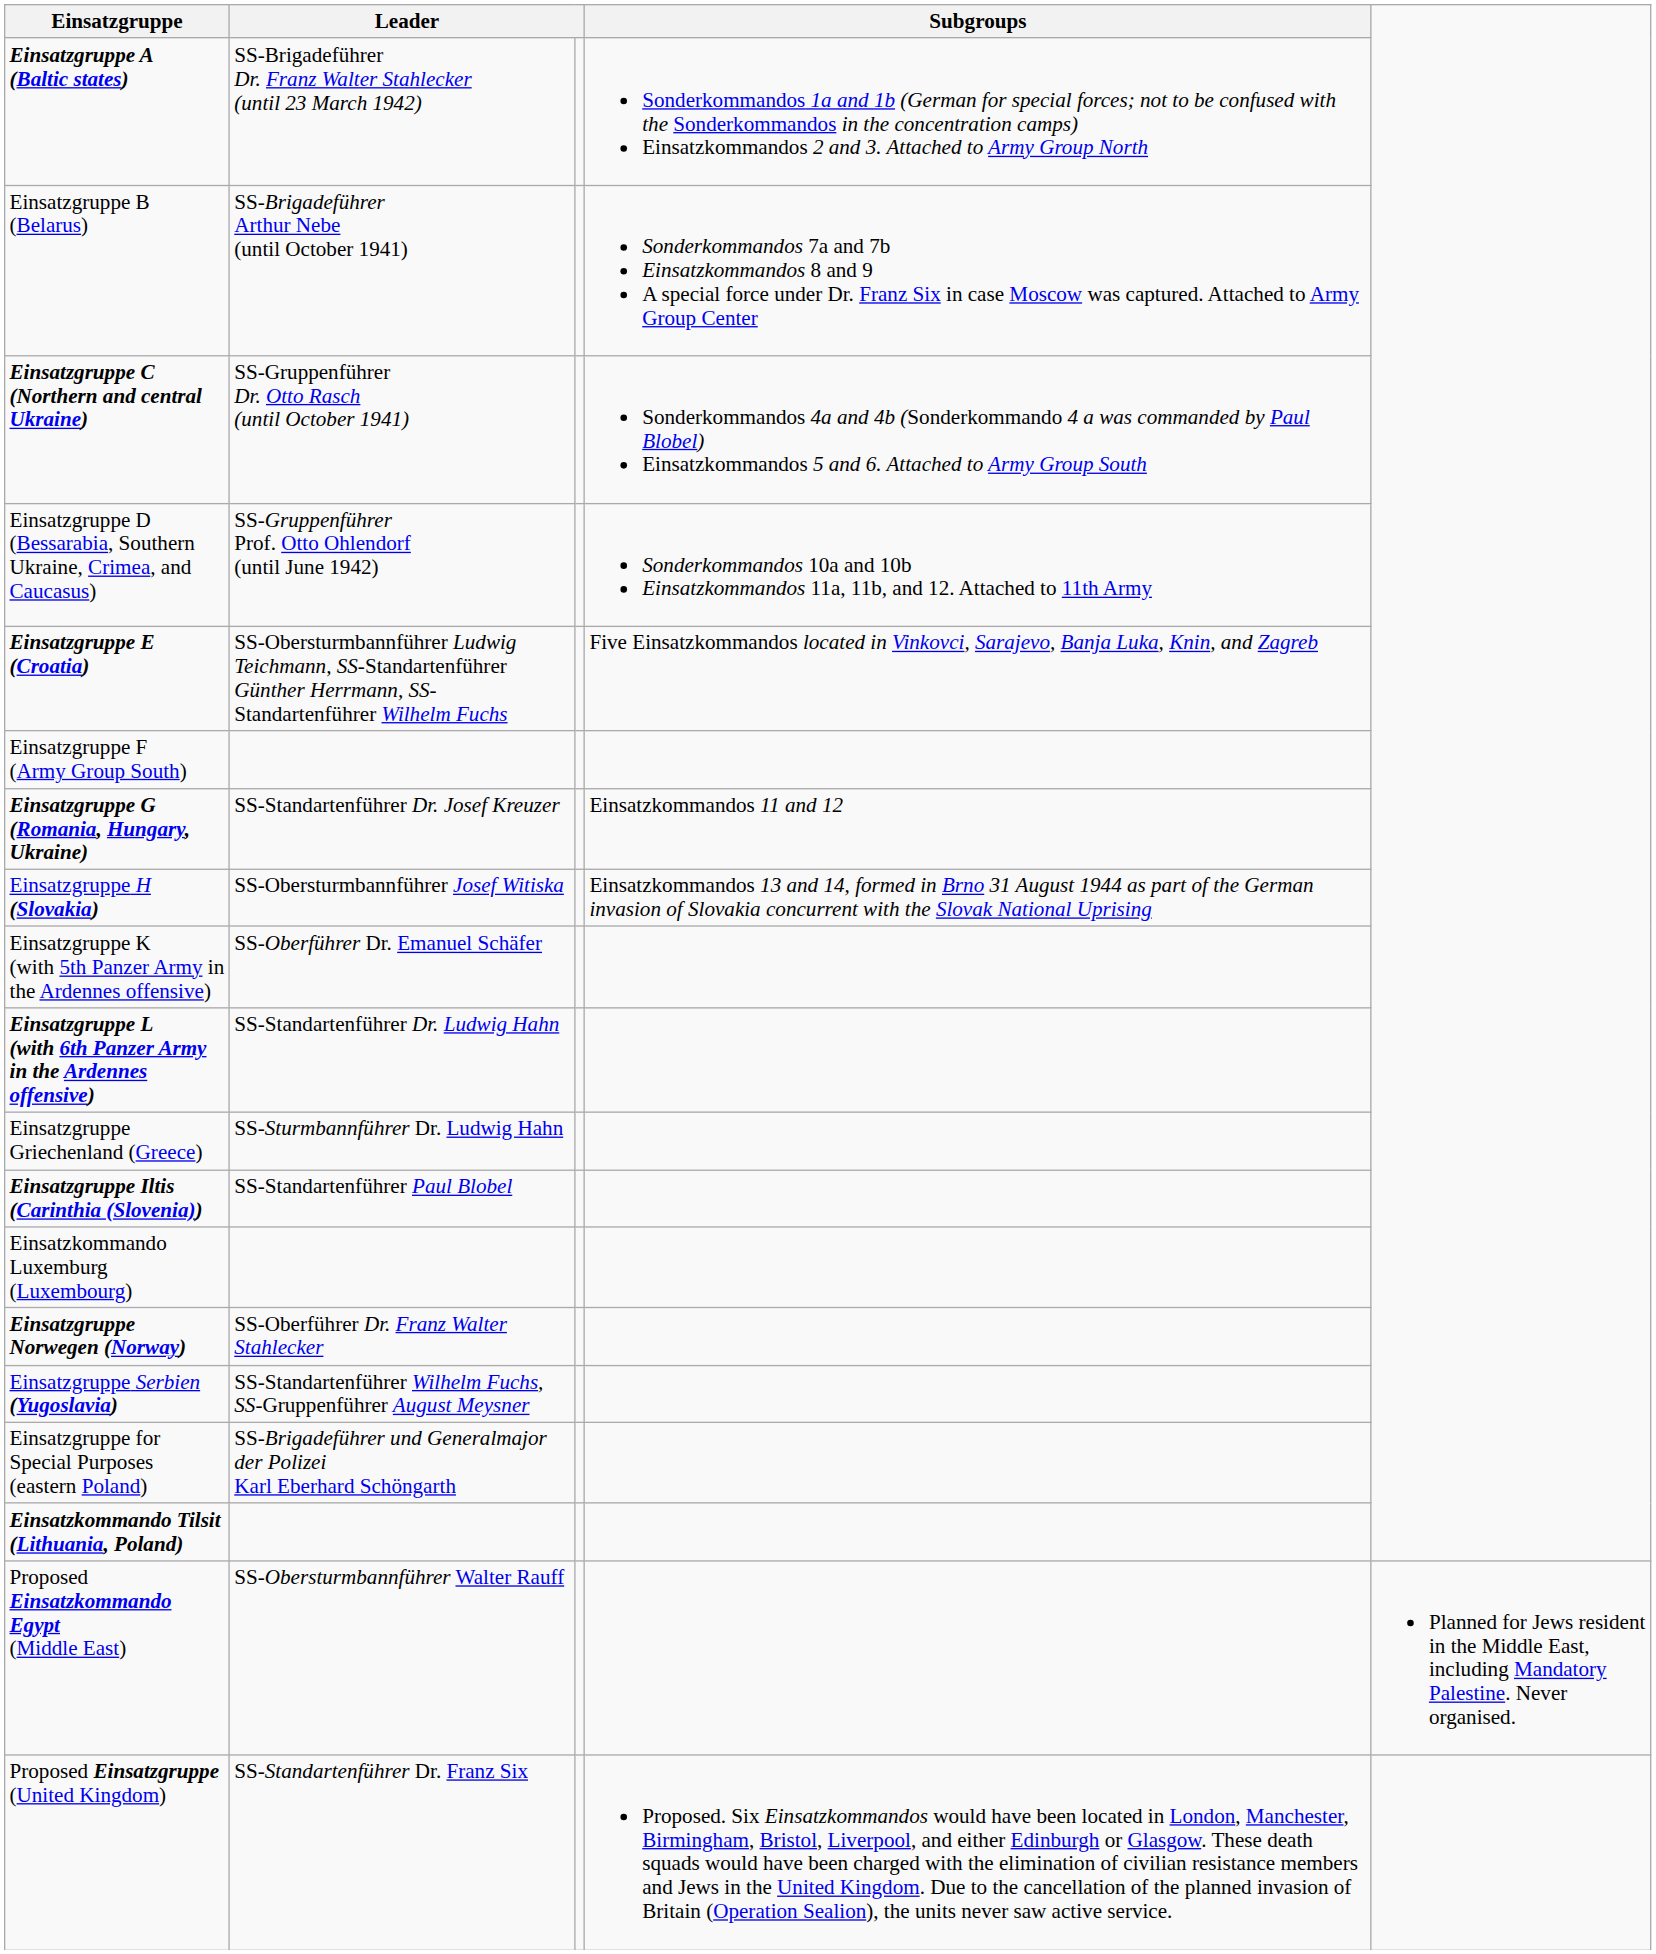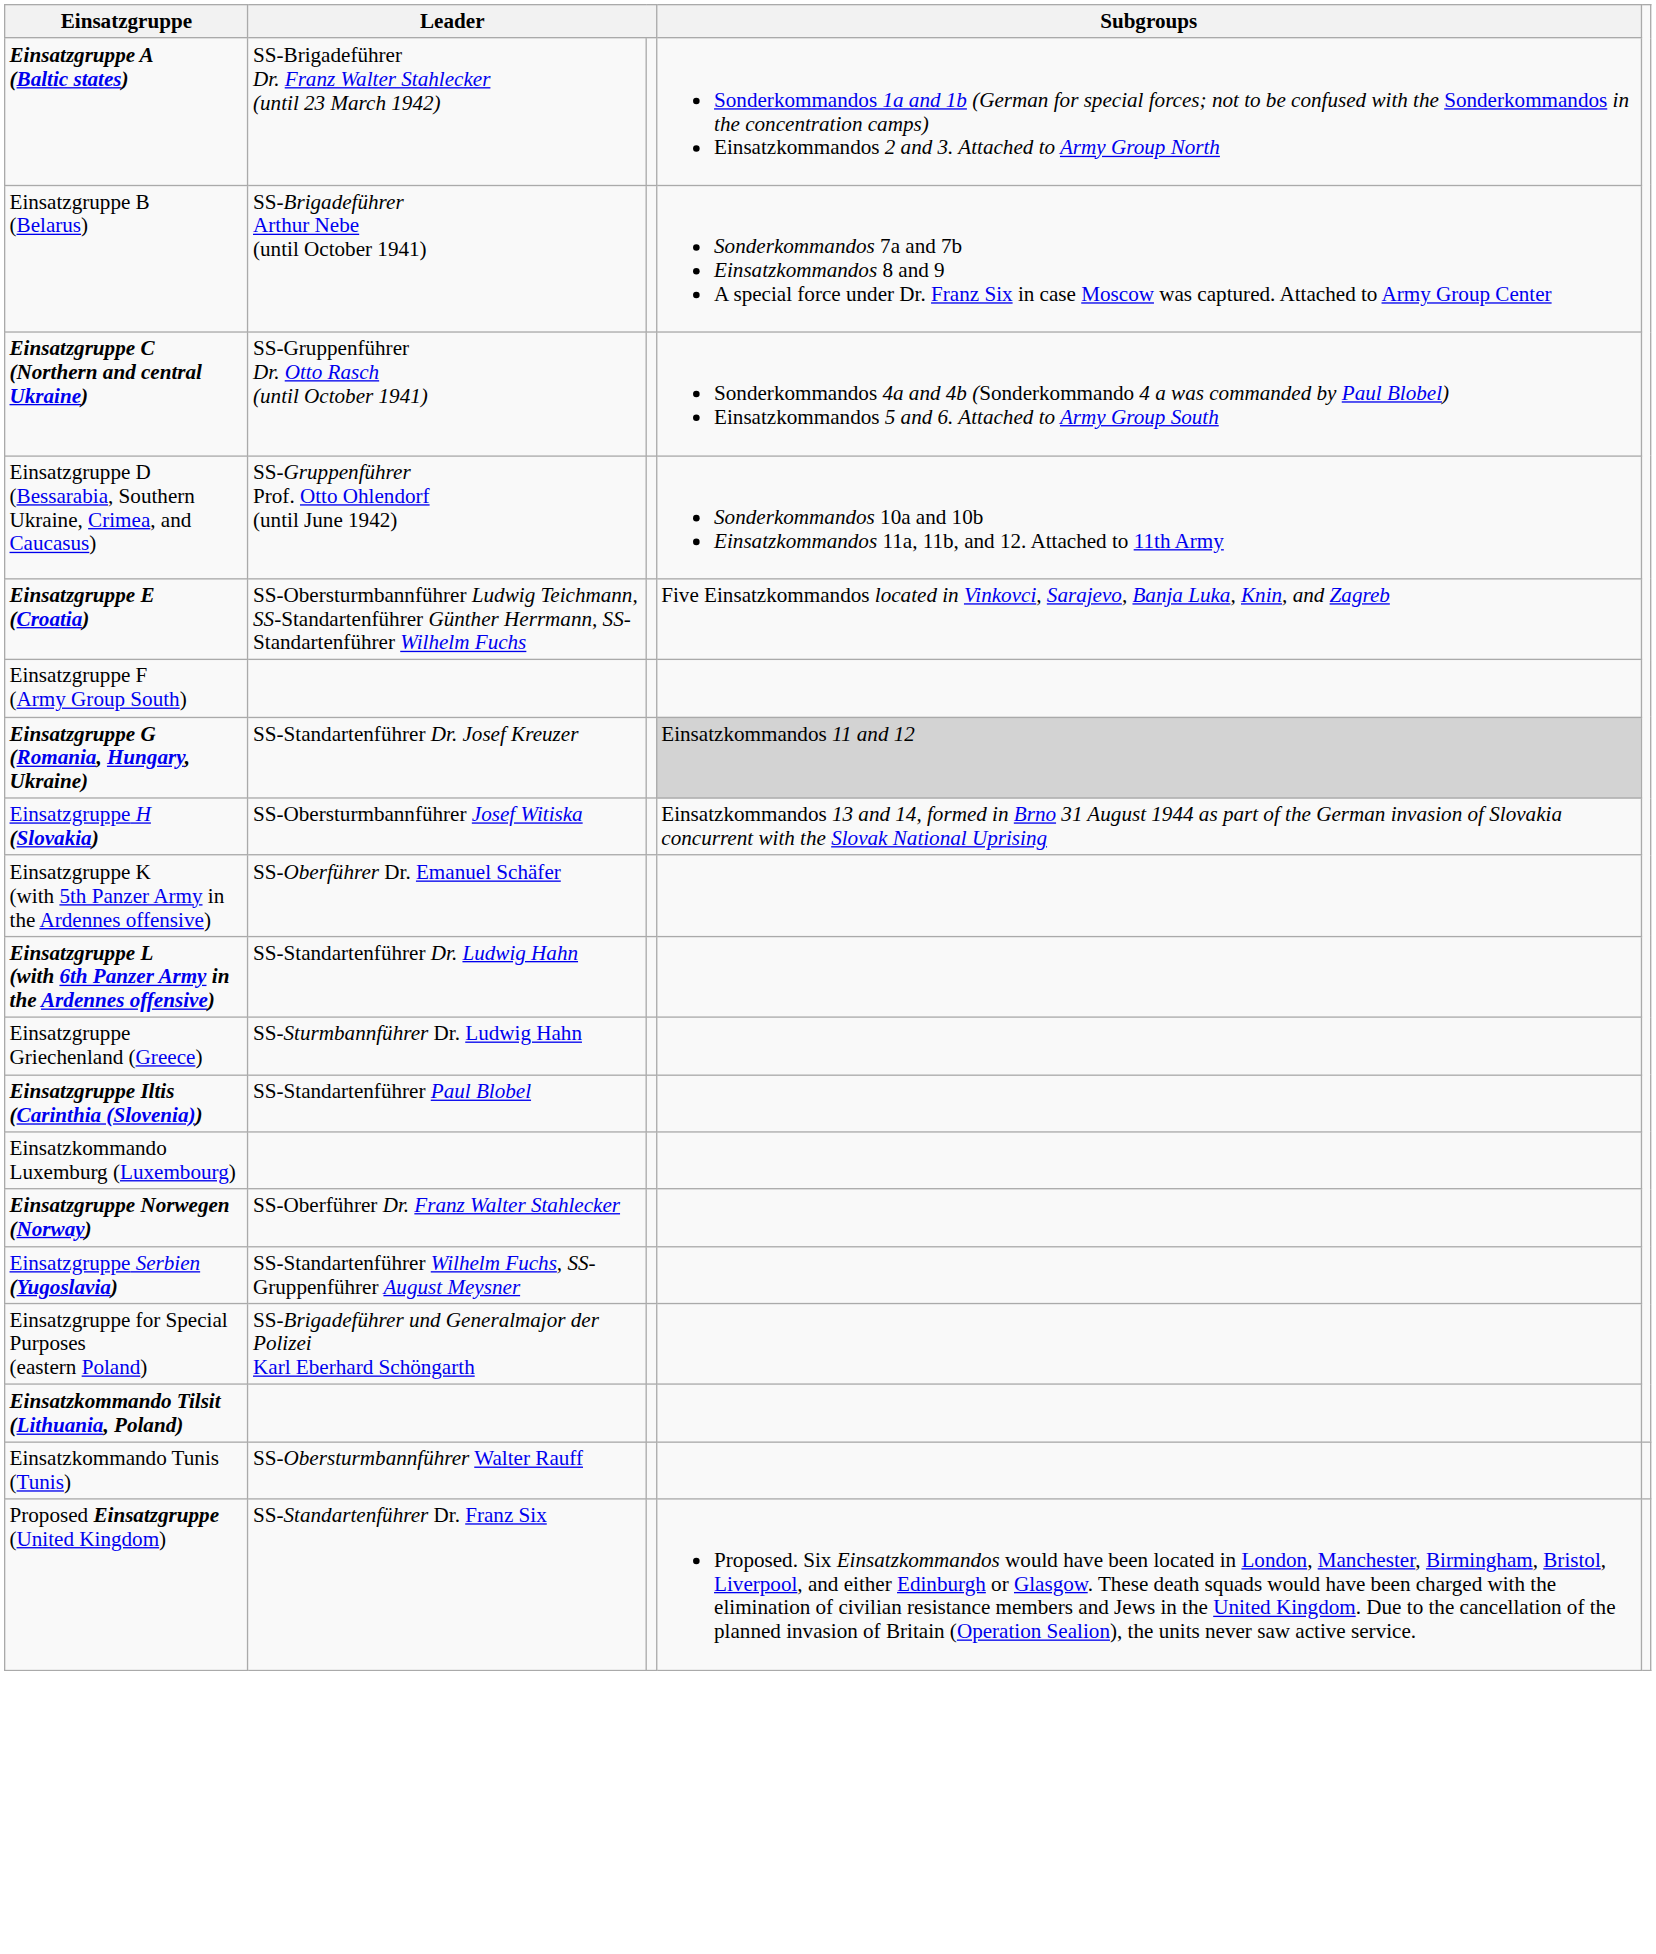(716, 804) no background -> (788, 733) lightgrey background
+ row: (114, 1470)
- row: (91, 1612)
